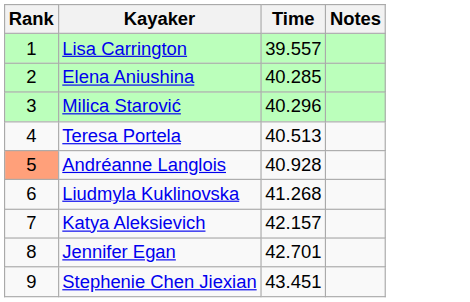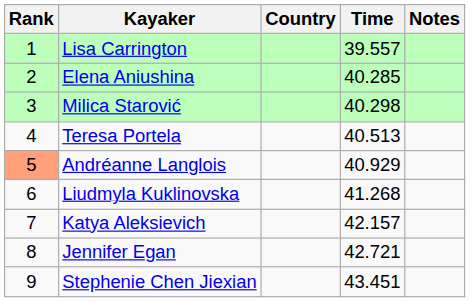+ column: (300, 19)
(293, 106) 40.296 -> (372, 106) 40.298
(293, 164) 40.928 -> (372, 164) 40.929
(293, 252) 42.701 -> (372, 252) 42.721
